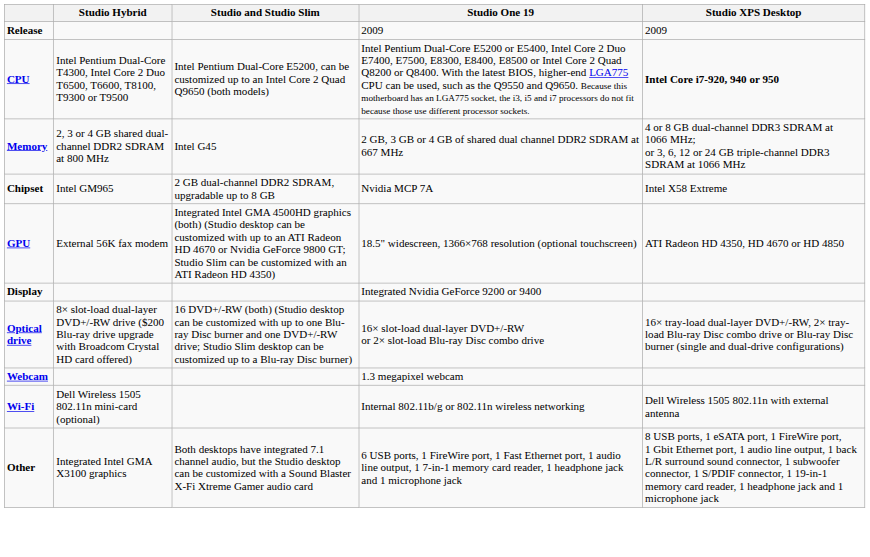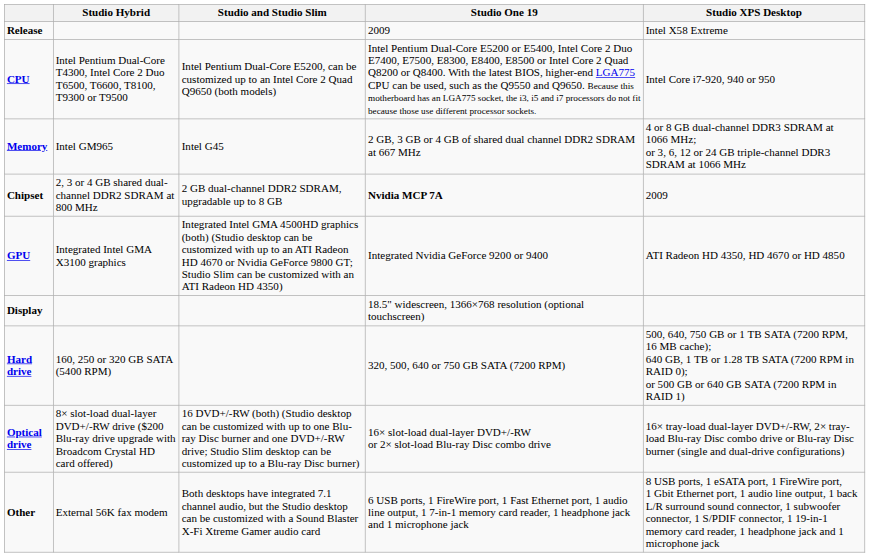(656, 30) 2009 -> (687, 30) Intel X58 Extreme
(712, 79) bold -> (710, 79) normal
(112, 146) 2, 3 or 4 GB shared dual-channel DDR2 SDRAM at 800 MHz -> (84, 146) Intel GM965
(85, 188) Intel GM965 -> (115, 195) 2, 3 or 4 GB shared dual-channel DDR2 SDRAM at 800 MHz
(397, 188) normal -> (405, 195) bold
(686, 188) Intel X58 Extreme -> (657, 195) 2009
(112, 243) External 56K fax modem -> (104, 256) Integrated Intel GMA X3100 graphics
(499, 243) 18.5" widescreen, 1366×768 resolution (optional touchscreen) -> (458, 256) Integrated Nvidia GeForce 9200 or 9400
(451, 292) Integrated Nvidia GeForce 9200 or 9400 -> (476, 310) 18.5" widescreen, 1366×768 resolution (optional touchscreen)
+ row: (19, 365)
- row: (27, 376)
- row: (21, 406)
(104, 467) Integrated Intel GMA X3100 graphics -> (112, 512) External 56K fax modem
